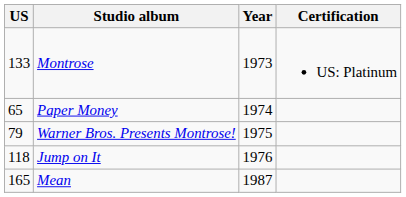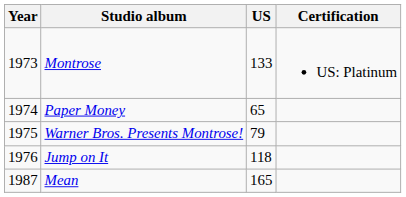columns swapped: (257, 16) <-> (19, 16)
